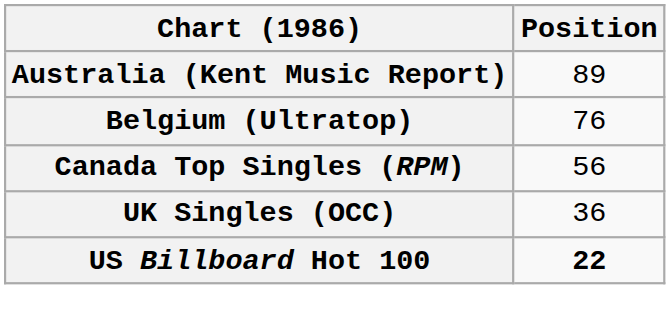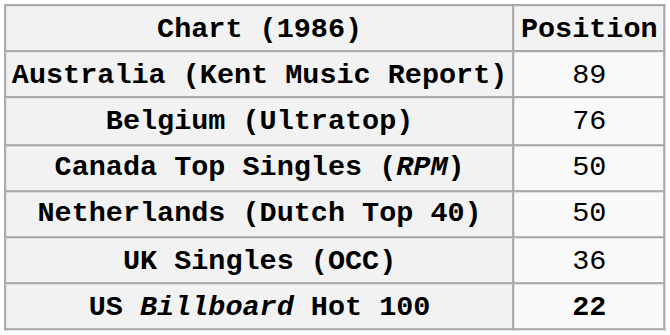(589, 167) 56 -> (589, 167) 50
+ row: (260, 214)
